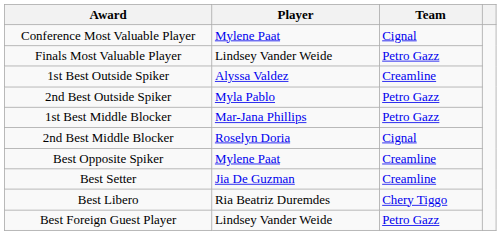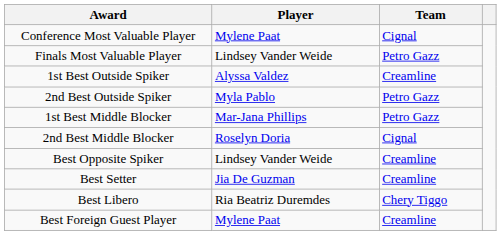(247, 158) Mylene Paat -> (274, 158) Lindsey Vander Weide
(274, 220) Lindsey Vander Weide -> (247, 220) Mylene Paat
(411, 220) Petro Gazz -> (409, 220) Creamline
